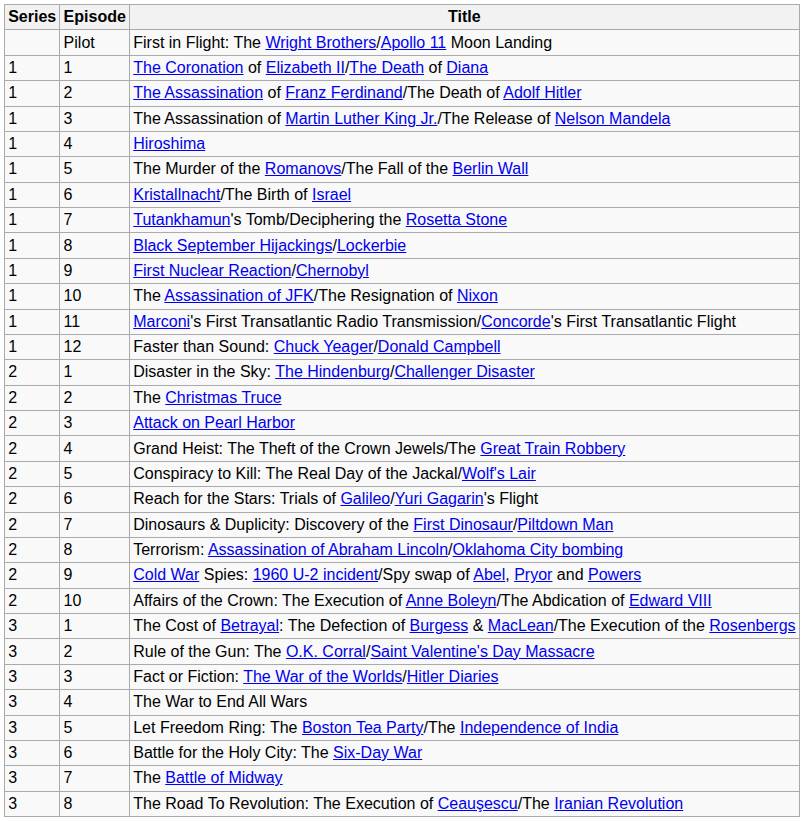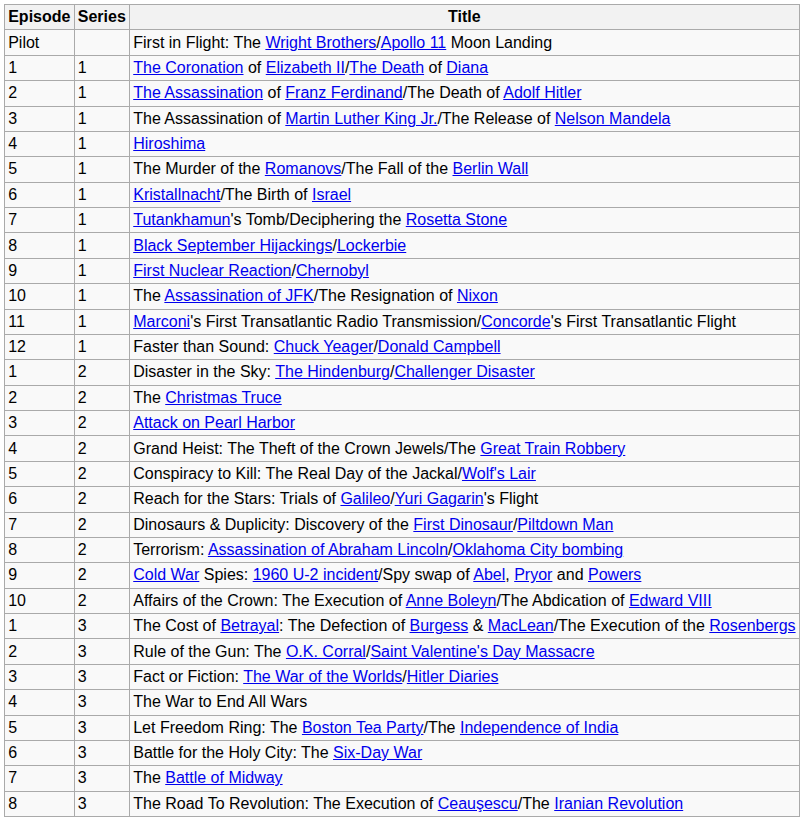columns swapped: (32, 17) <-> (95, 17)
